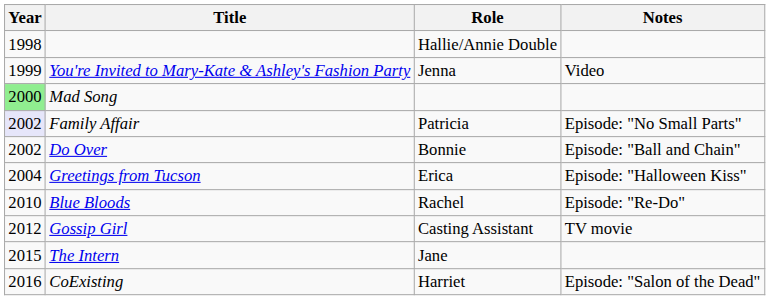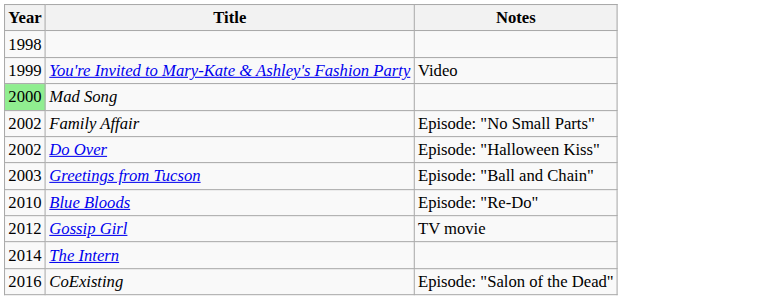- column: (488, 17)
(25, 123) lavender background -> (25, 123) no background
(653, 149) Episode: "Ball and Chain" -> (509, 149) Episode: "Halloween Kiss"
(25, 176) 2004 -> (25, 176) 2003
(656, 176) Episode: "Halloween Kiss" -> (506, 176) Episode: "Ball and Chain"
(25, 255) 2015 -> (25, 255) 2014
